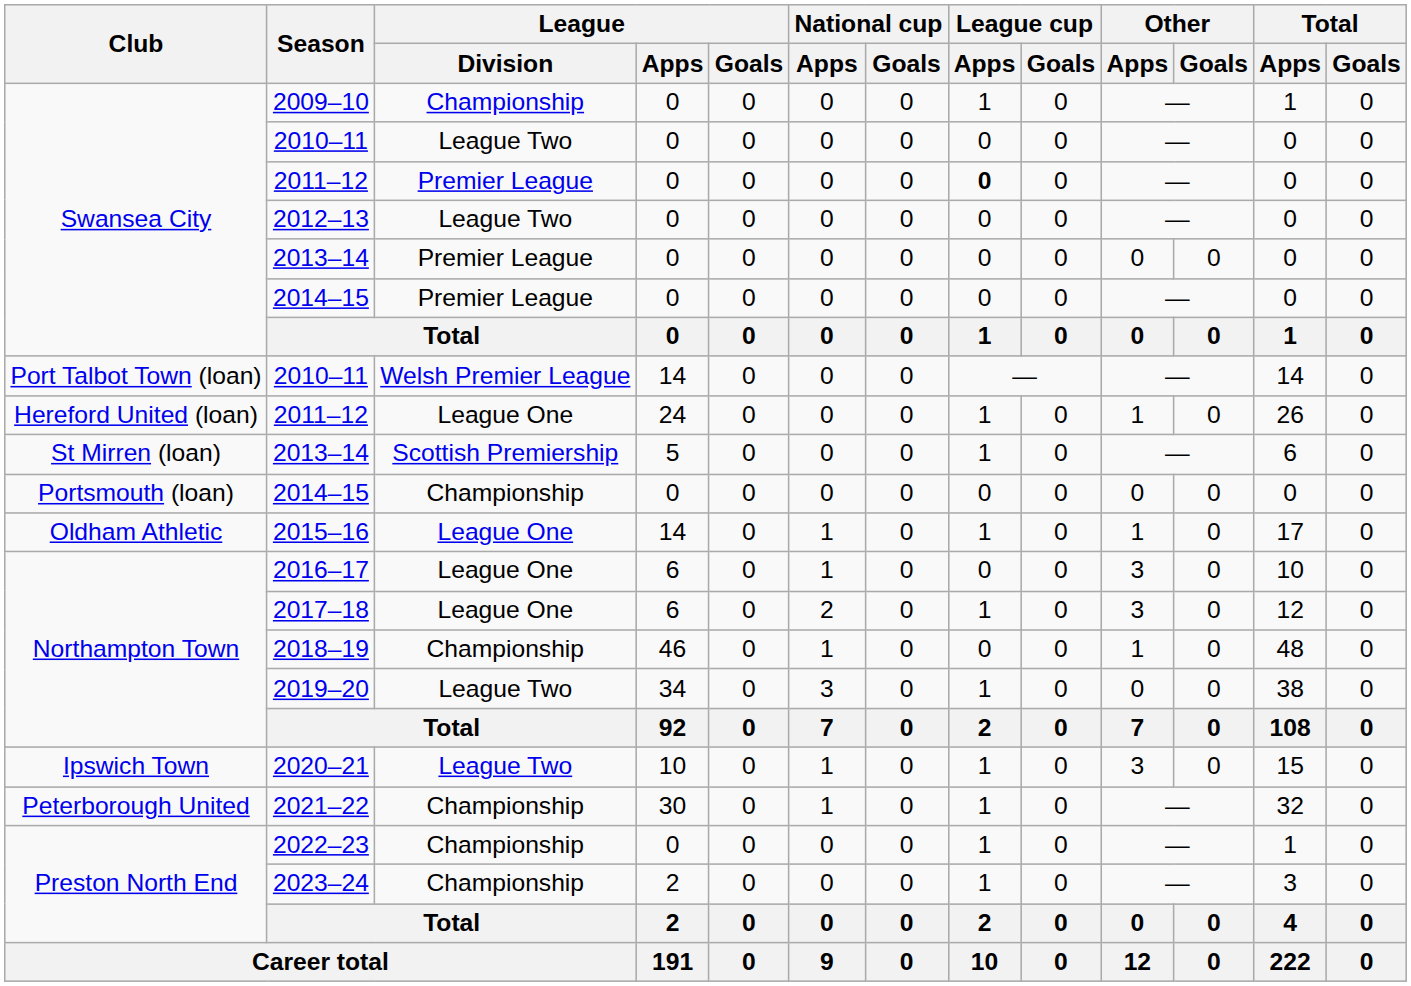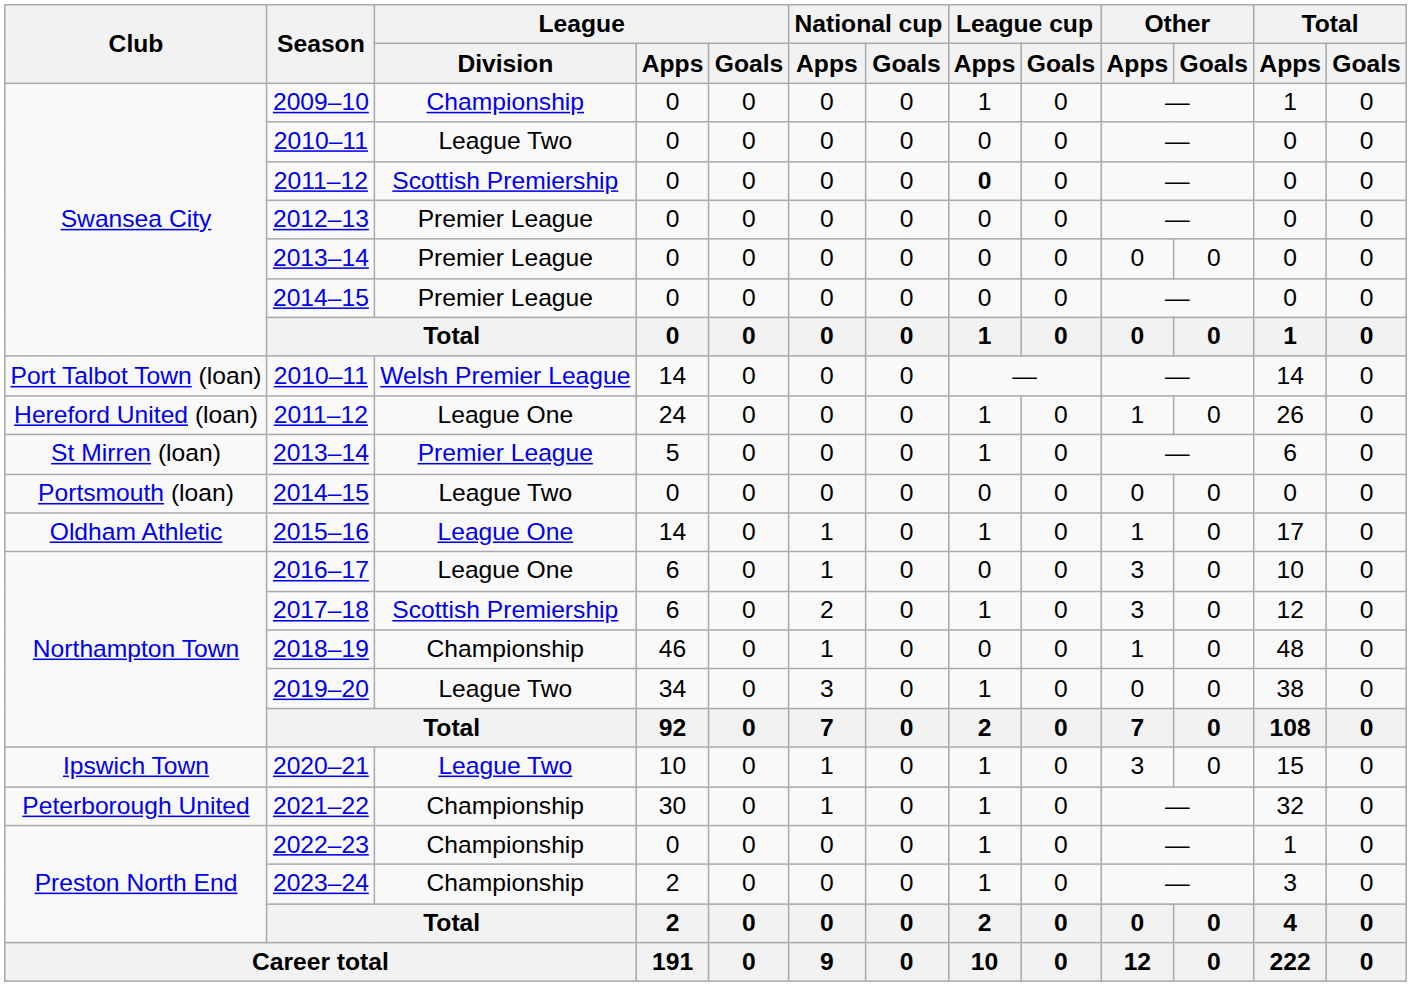(505, 180) Premier League -> (505, 180) Scottish Premiership
(505, 219) League Two -> (505, 219) Premier League
(505, 453) Scottish Premiership -> (505, 453) Premier League
(505, 492) Championship -> (505, 492) League Two
(505, 610) League One -> (505, 610) Scottish Premiership
